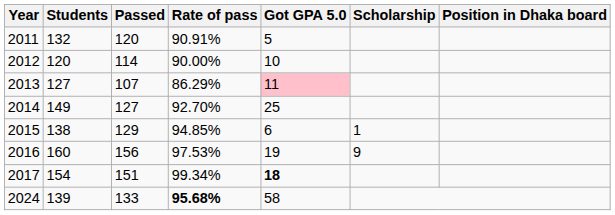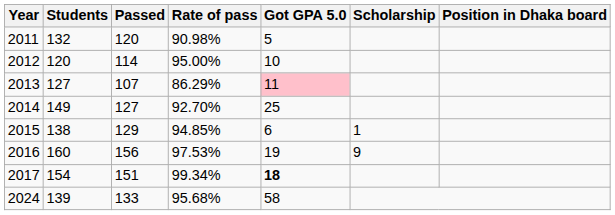(196, 38) 90.91% -> (196, 38) 90.98%
(196, 61) 90.00% -> (196, 61) 95.00%
(196, 198) bold -> (196, 198) normal
